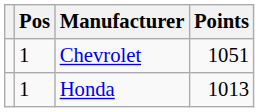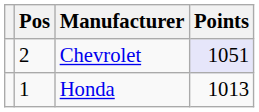(24, 55) 1 -> (24, 55) 2
(228, 55) no background -> (228, 55) lavender background
